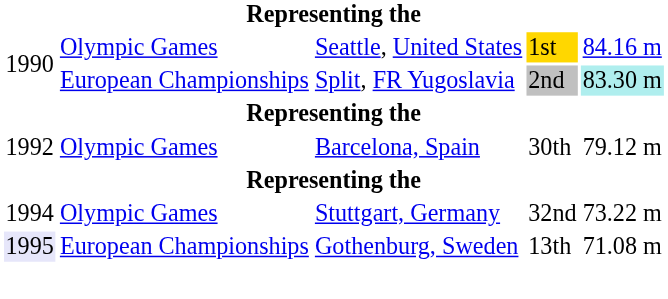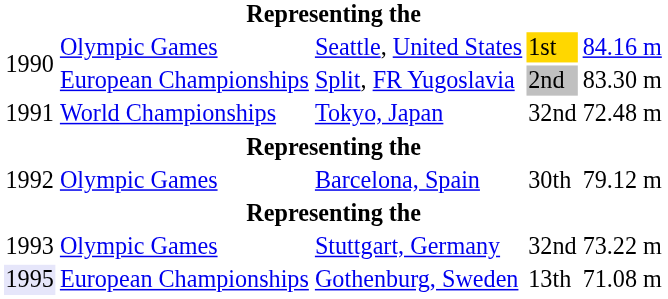(622, 80) paleturquoise background -> (622, 80) no background
+ row: (379, 113)
(30, 213) 1994 -> (30, 246) 1993
